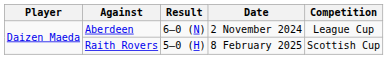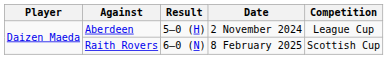(184, 29) 6–0 (N) -> (184, 29) 5–0 (H)
(184, 46) 5–0 (H) -> (184, 46) 6–0 (N)
